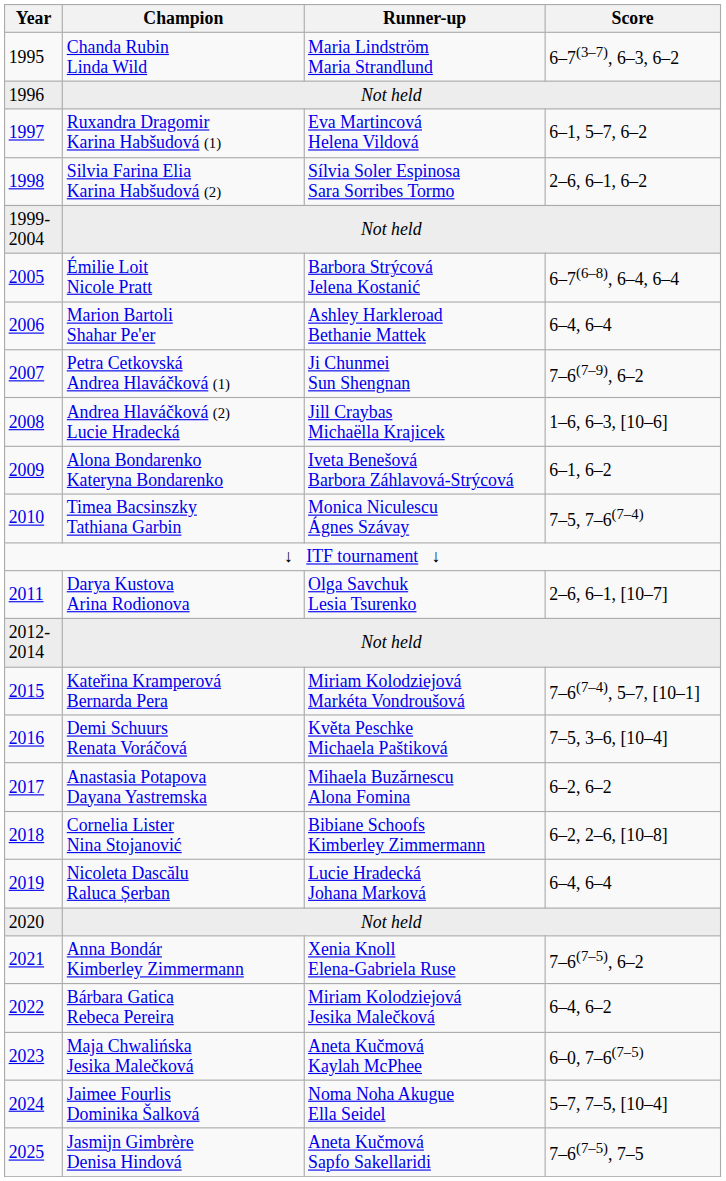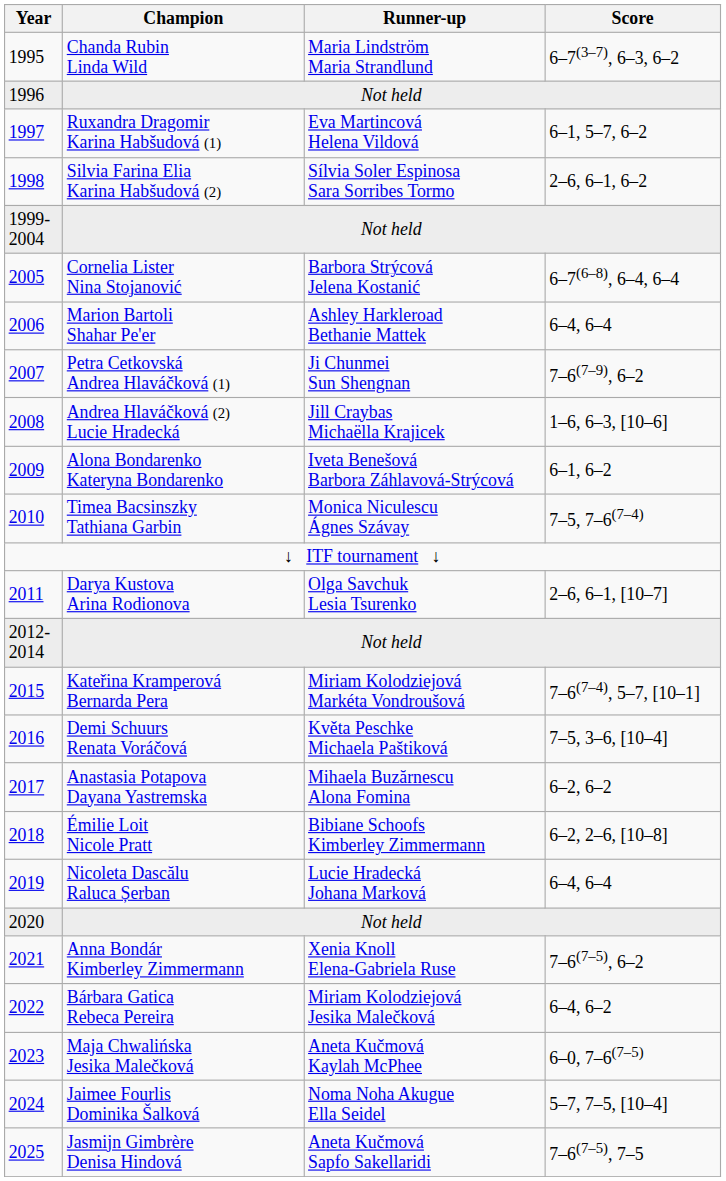(109, 277) Émilie Loit Nicole Pratt -> (124, 277) Cornelia Lister Nina Stojanović
(124, 835) Cornelia Lister Nina Stojanović -> (109, 835) Émilie Loit Nicole Pratt
